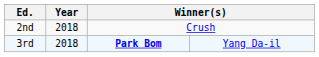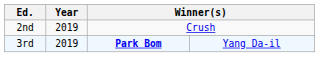(67, 28) 2018 -> (67, 28) 2019
(67, 44) 2018 -> (67, 44) 2019
